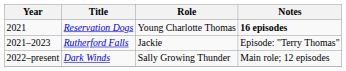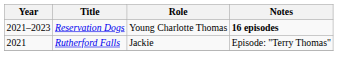(16, 27) 2021 -> (29, 27) 2021–2023
(29, 43) 2021–2023 -> (16, 43) 2021
- row: (87, 58)
